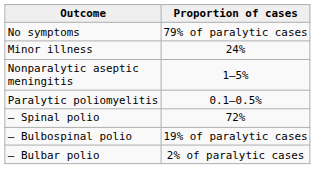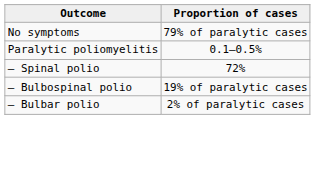- row: (50, 50)
- row: (73, 75)
